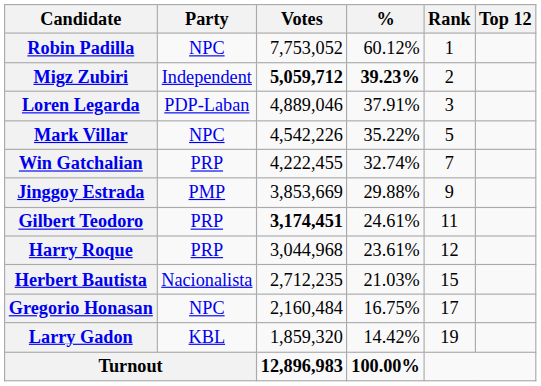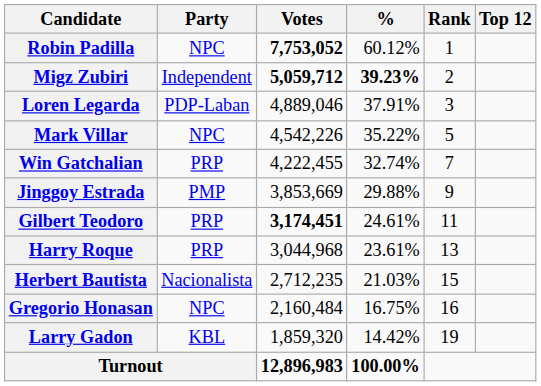(306, 47) normal -> (306, 47) bold
(449, 250) 12 -> (449, 250) 13
(449, 308) 17 -> (449, 308) 16
